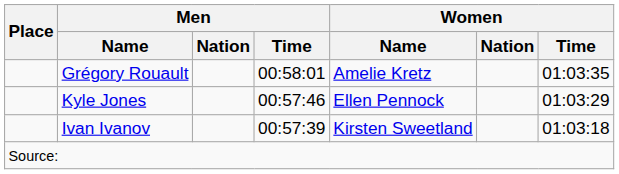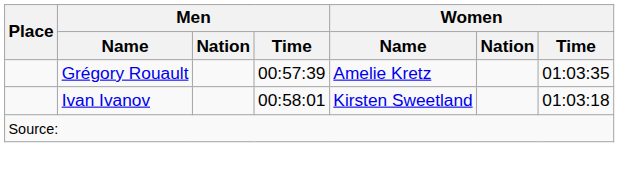(292, 73) 00:58:01 -> (292, 73) 00:57:39
- row: (104, 100)
(292, 127) 00:57:39 -> (292, 100) 00:58:01
